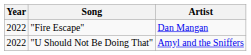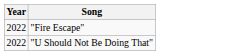- column: (201, 12)
